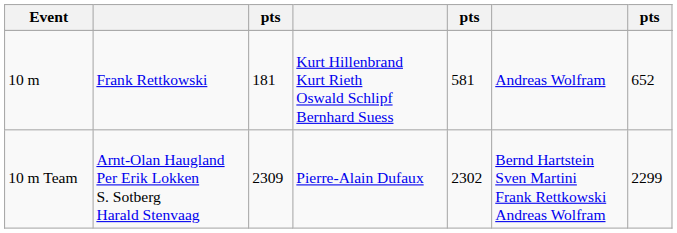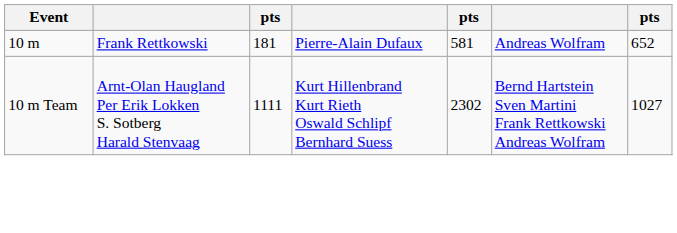(350, 89) Kurt Hillenbrand Kurt Rieth Oswald Schlipf Bernhard Suess -> (359, 43) Pierre-Alain Dufaux
(268, 179) 2309 -> (268, 105) 1111
(360, 179) Pierre-Alain Dufaux -> (349, 114) Kurt Hillenbrand Kurt Rieth Oswald Schlipf Bernhard Suess
(647, 179) 2299 -> (647, 105) 1027
